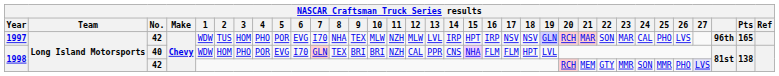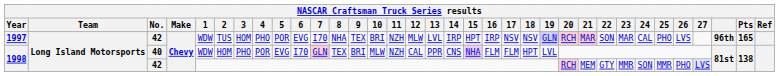(377, 38) MLW -> (377, 38) BRI
(377, 51) BRI -> (377, 51) MLW
